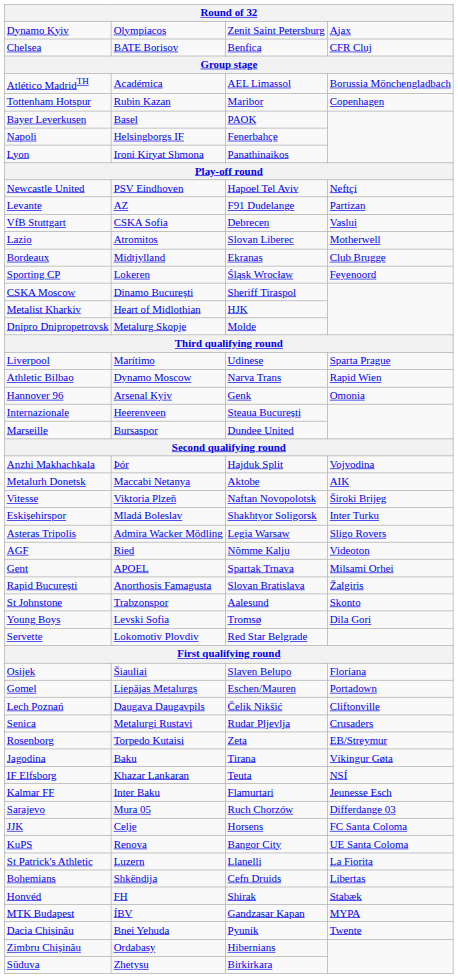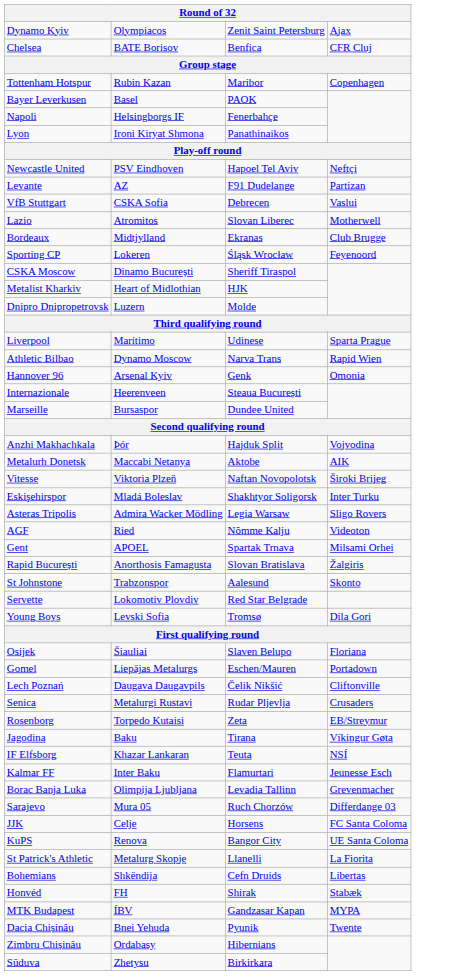- row: (48, 83)
(150, 326) Metalurg Skopje -> (129, 306) Luzern
rows swapped: (34, 619) <-> (25, 637)
+ row: (46, 789)
(129, 861) Luzern -> (150, 858) Metalurg Skopje
